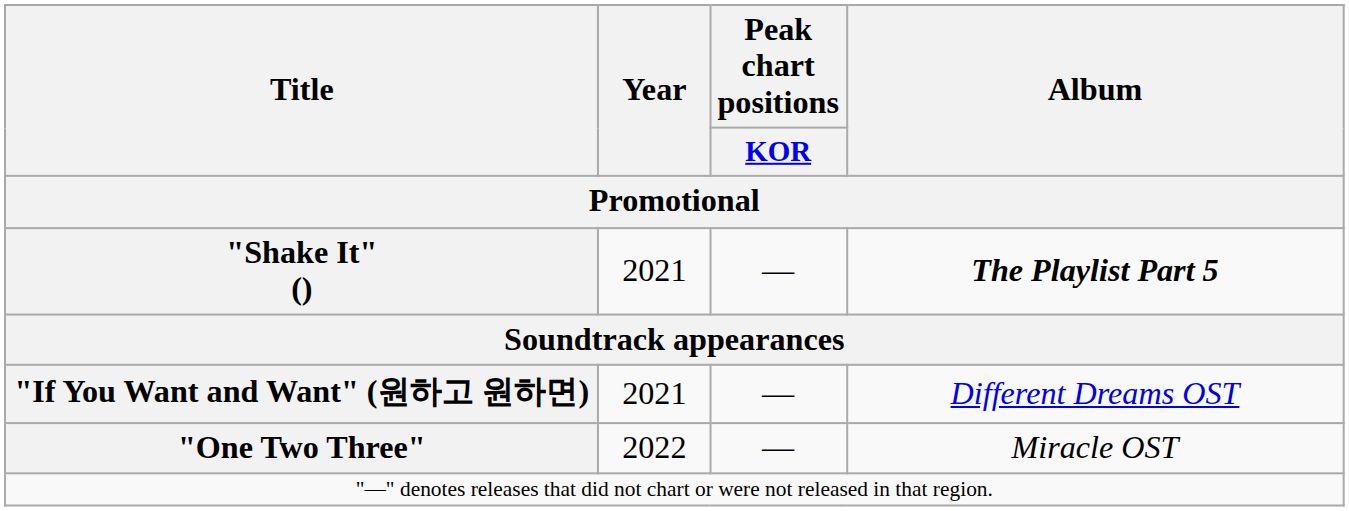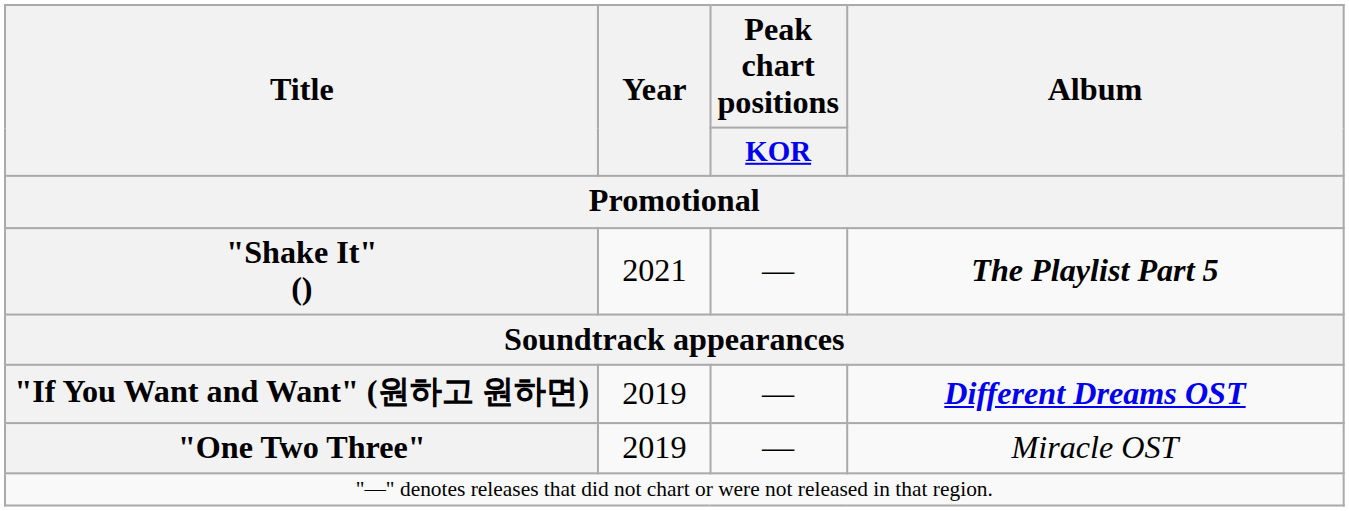(654, 393) 2021 -> (654, 393) 2019
(1095, 393) normal -> (1095, 393) bold
(654, 447) 2022 -> (654, 447) 2019
